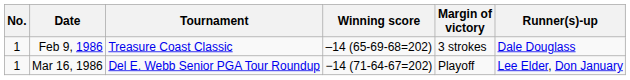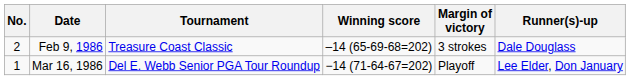(17, 47) 1 -> (17, 47) 2
